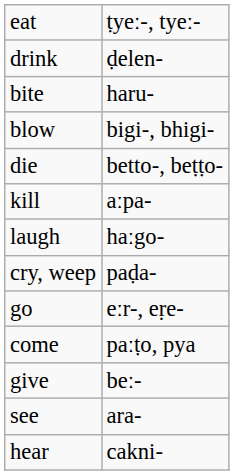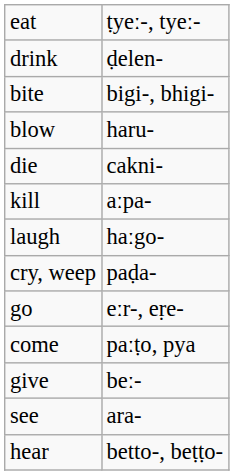(130, 93) haru- -> (160, 93) bigi-, bhigi-
(160, 129) bigi-, bhigi- -> (130, 129) haru-
(165, 165) betto-, beṭṭo- -> (135, 165) cakni-
(135, 451) cakni- -> (165, 451) betto-, beṭṭo-
